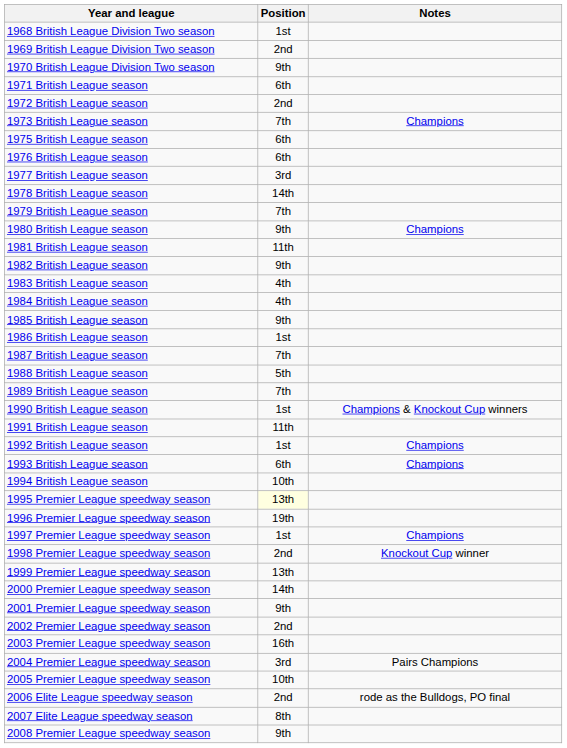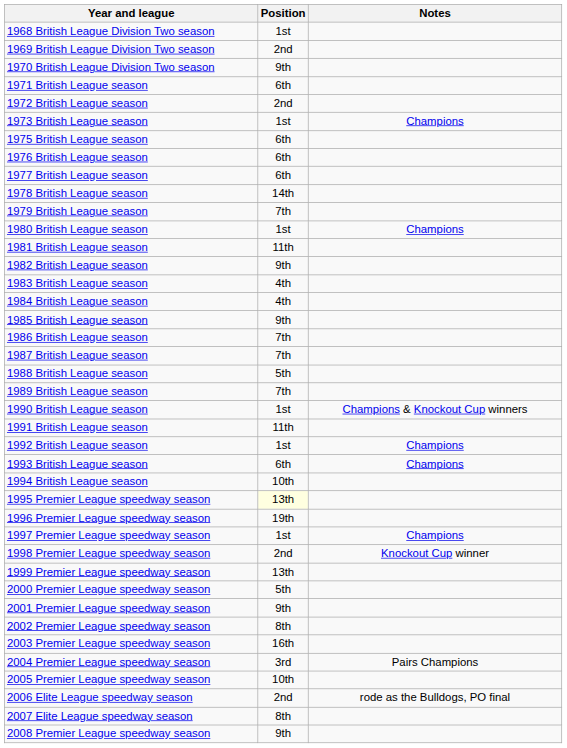(283, 121) 7th -> (283, 121) 1st
(283, 175) 3rd -> (283, 175) 6th
(283, 229) 9th -> (283, 229) 1st
(283, 337) 1st -> (283, 337) 7th
(283, 590) 14th -> (283, 590) 5th
(283, 626) 2nd -> (283, 626) 8th
